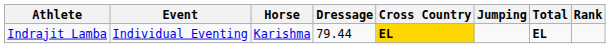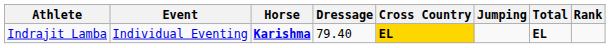(282, 33) normal -> (282, 33) bold
(334, 33) 79.44 -> (334, 33) 79.40
